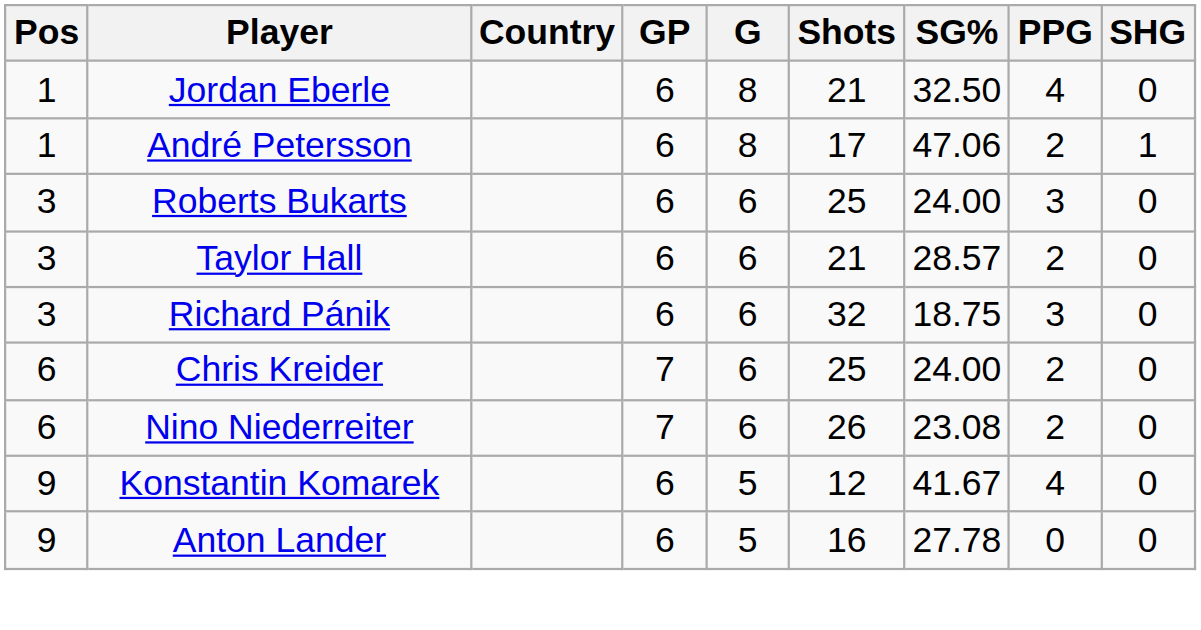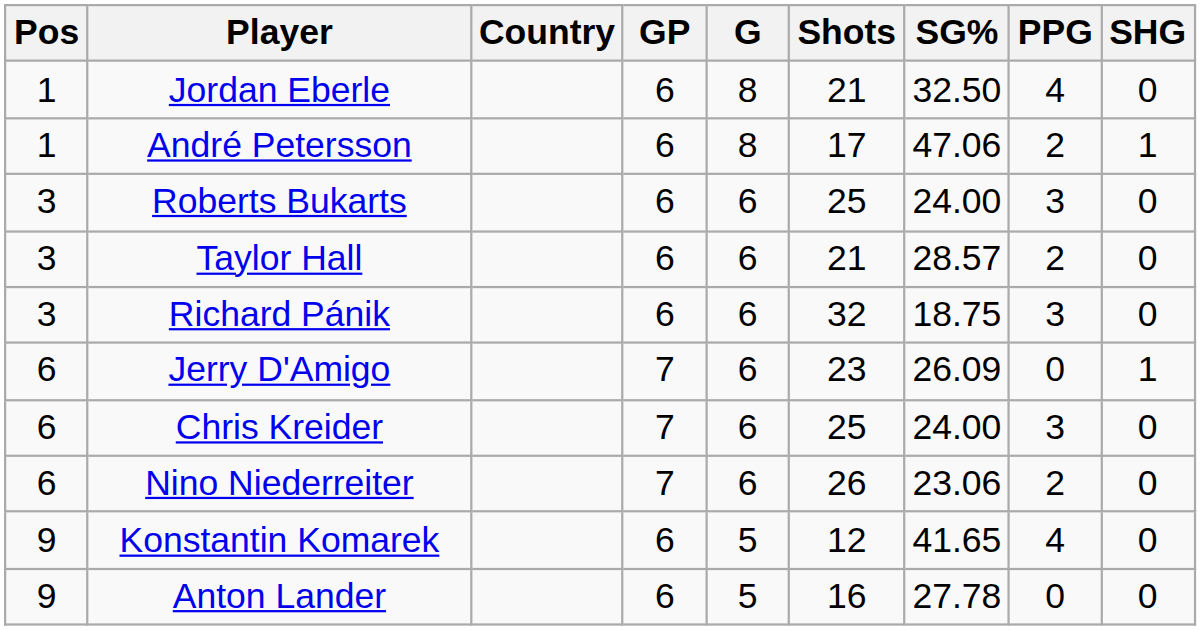+ row: (279, 370)
(1055, 370) 2 -> (1055, 426) 3
(957, 426) 23.08 -> (957, 483) 23.06
(957, 483) 41.67 -> (957, 539) 41.65
